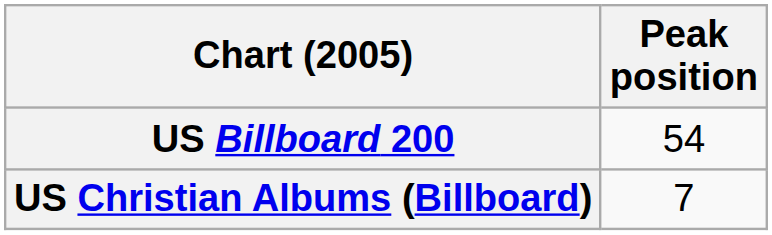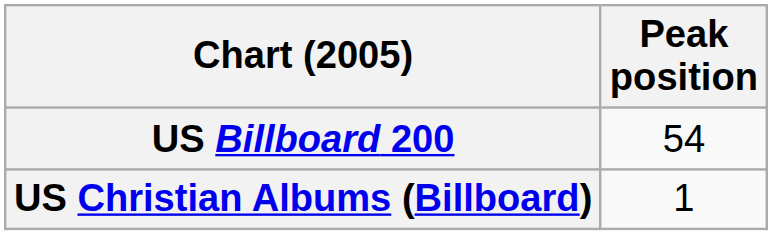(684, 198) 7 -> (684, 198) 1
